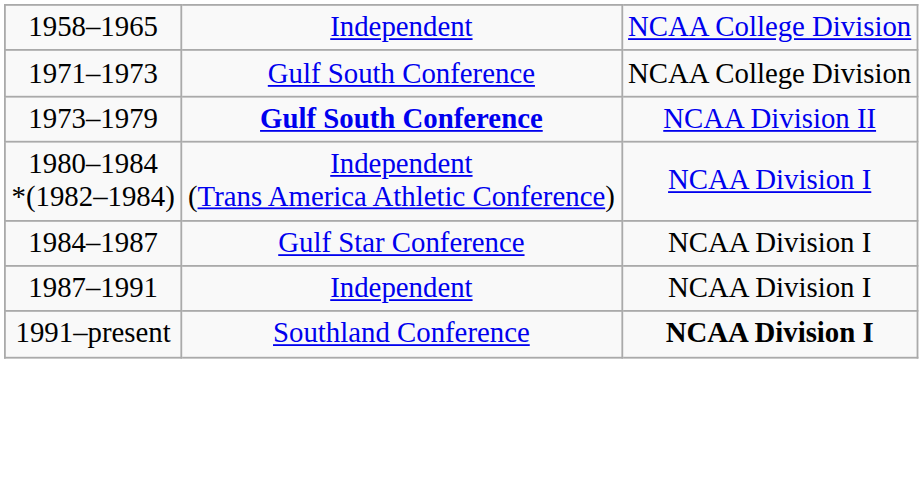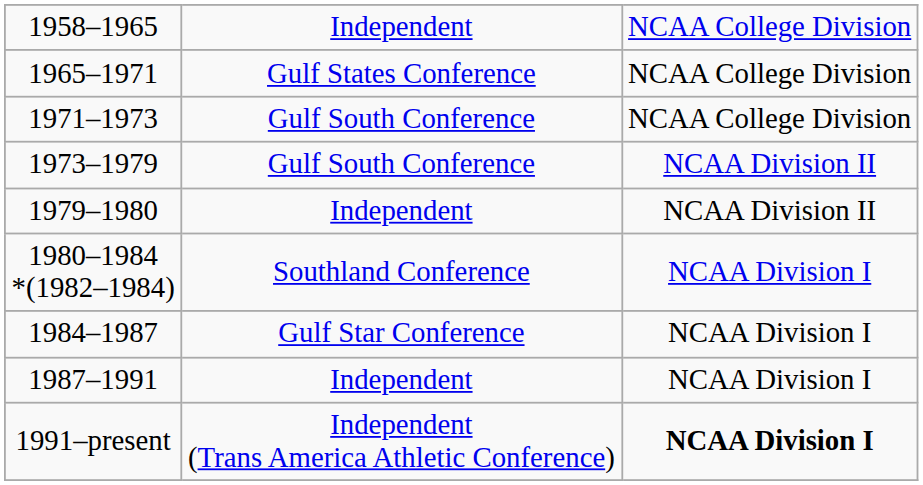+ row: (93, 73)
(401, 118) bold -> (401, 164) normal
+ row: (93, 210)
(401, 180) Independent (Trans America Athletic Conference) -> (401, 271) Southland Conference
(401, 333) Southland Conference -> (401, 441) Independent (Trans America Athletic Conference)
